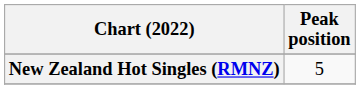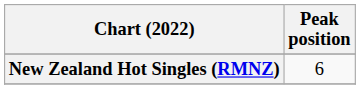(319, 68) 5 -> (319, 68) 6
